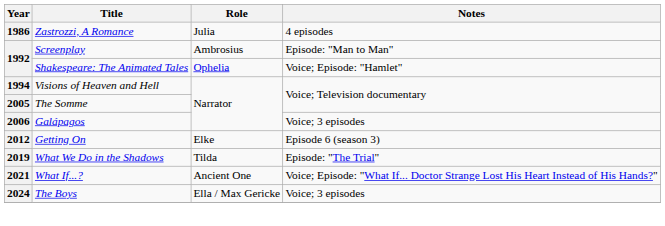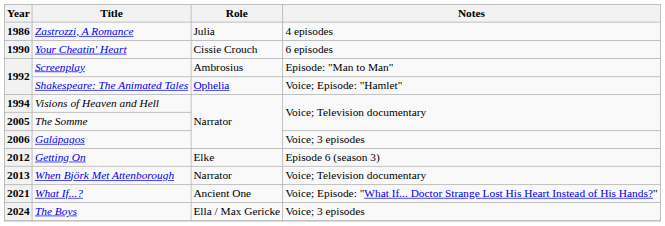+ row: (18, 49)
+ row: (18, 175)
- row: (18, 157)
